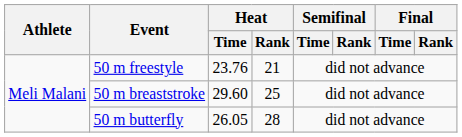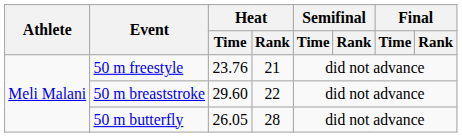(272, 94) 25 -> (272, 94) 22
